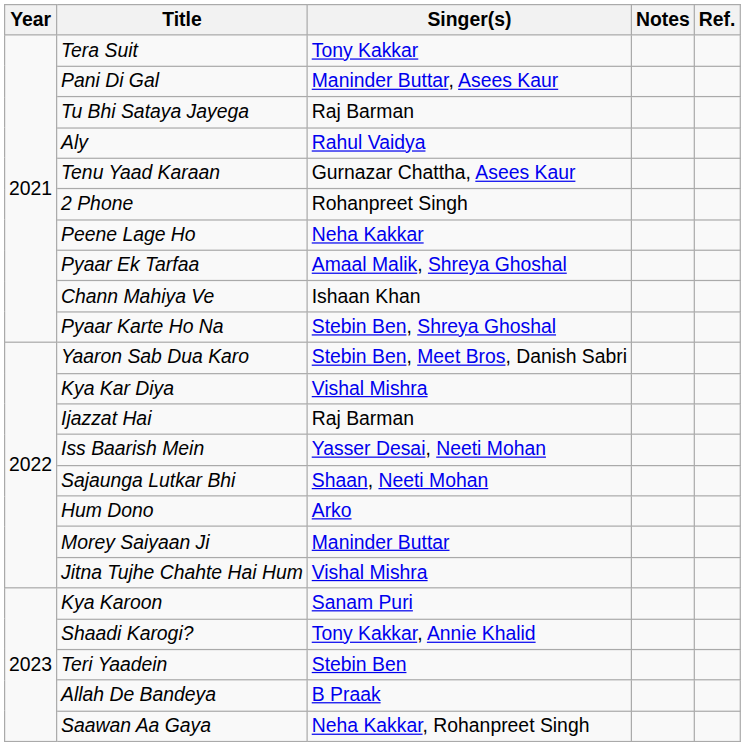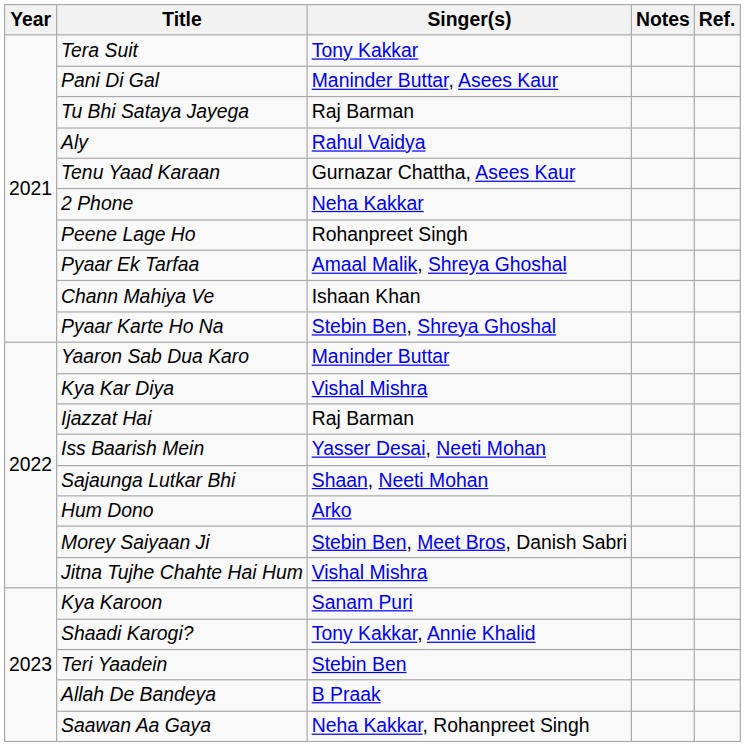(390, 204) Rohanpreet Singh -> (368, 204) Neha Kakkar
(368, 234) Neha Kakkar -> (390, 234) Rohanpreet Singh
(469, 357) Stebin Ben, Meet Bros, Danish Sabri -> (381, 357) Maninder Buttar
(381, 541) Maninder Buttar -> (469, 541) Stebin Ben, Meet Bros, Danish Sabri
